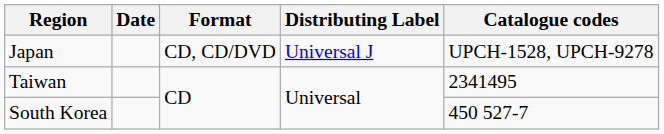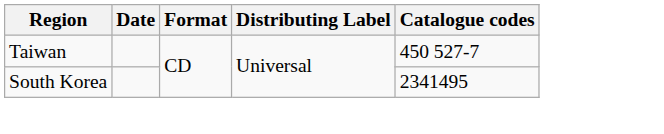- row: (31, 50)
(483, 81) 2341495 -> (440, 50) 450 527-7
(488, 112) 450 527-7 -> (434, 81) 2341495
